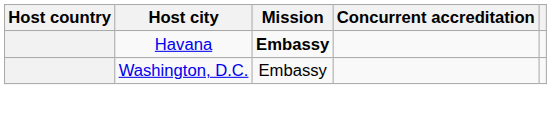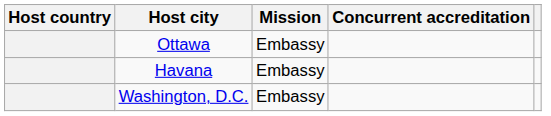+ row: (184, 44)
(293, 44) bold -> (290, 70) normal
